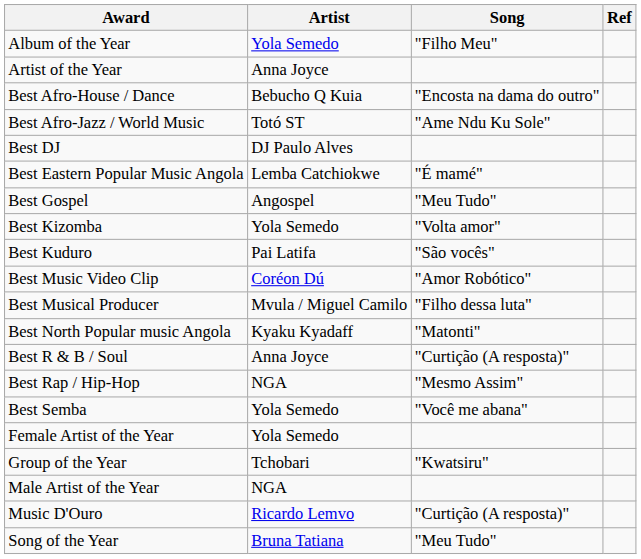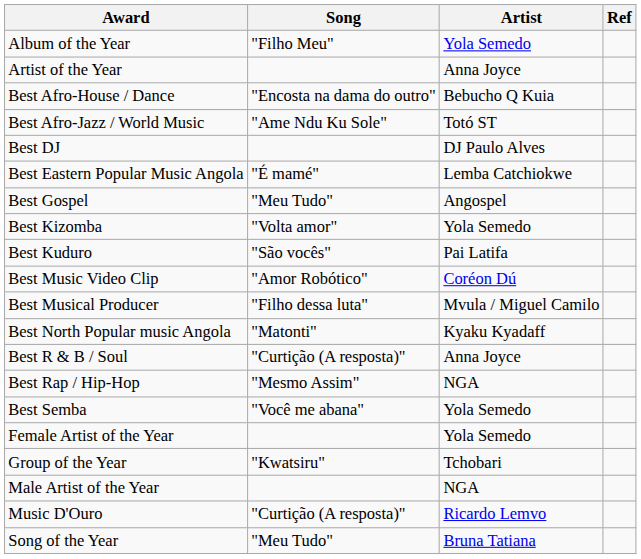columns swapped: (329, 17) <-> (507, 17)
